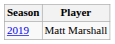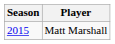(18, 30) 2019 -> (18, 30) 2015
